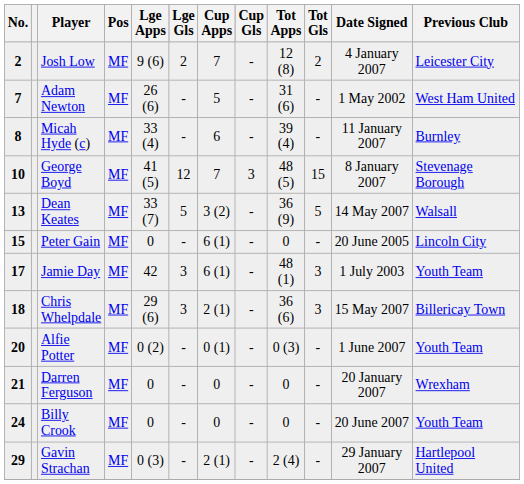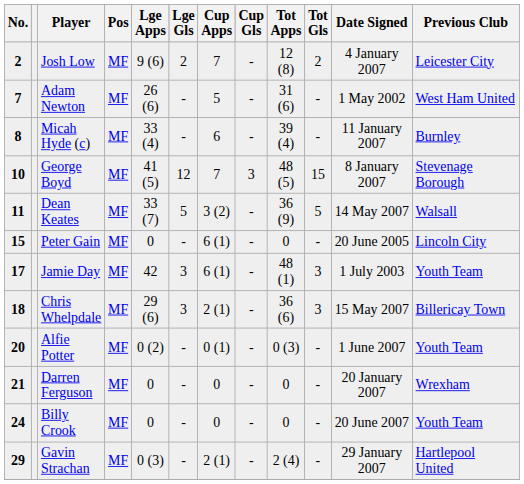(18, 212) 13 -> (18, 212) 11
